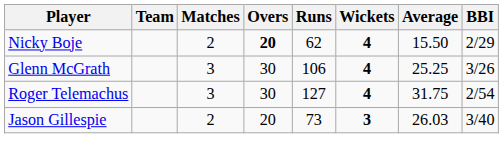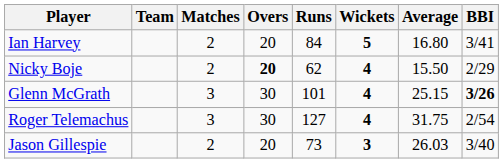+ row: (44, 42)
(314, 68) 106 -> (314, 94) 101
(430, 68) 25.25 -> (430, 94) 25.15
(480, 68) normal -> (480, 94) bold
